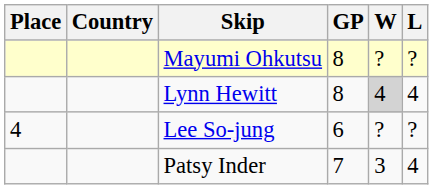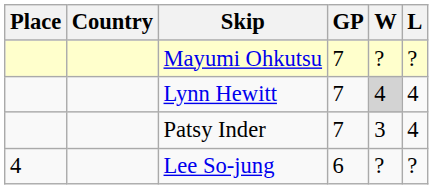(338, 58) 8 -> (338, 58) 7
(338, 93) 8 -> (338, 93) 7
rows swapped: (215, 165) <-> (219, 129)
